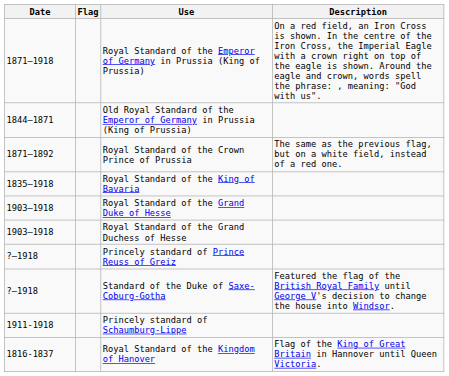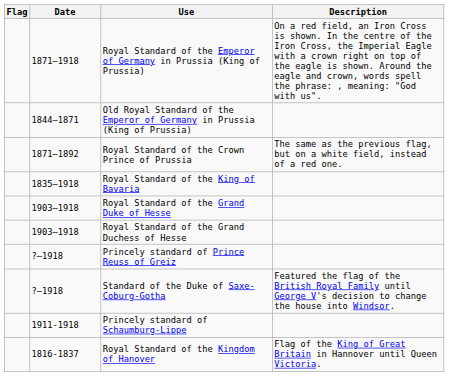columns swapped: (88, 11) <-> (40, 11)
